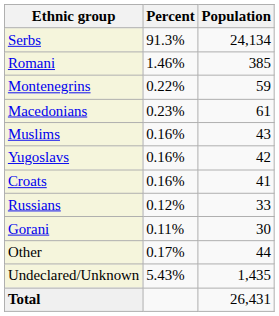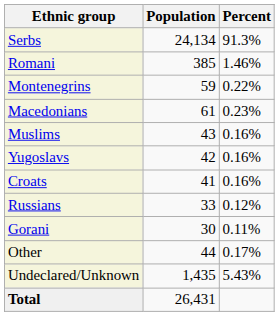columns swapped: (236, 16) <-> (170, 16)
